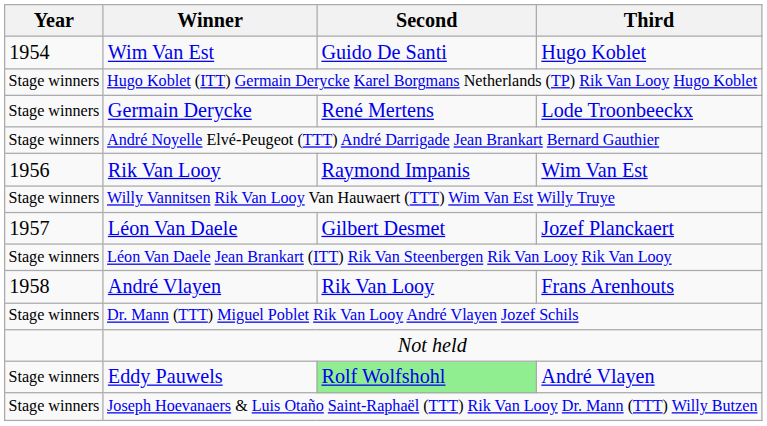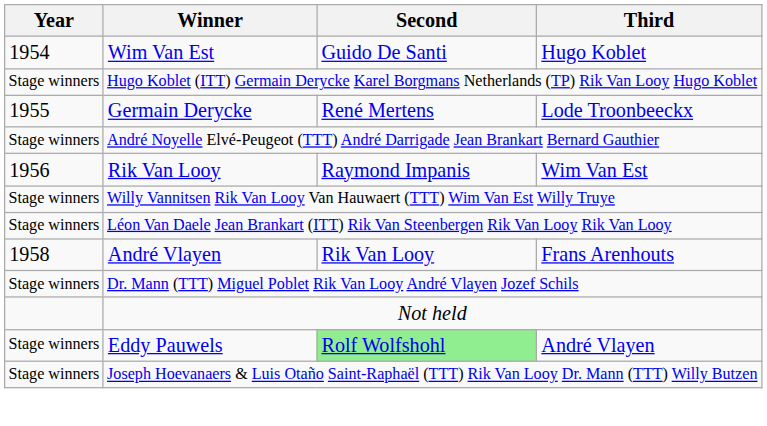(54, 111) Stage winners -> (29, 111) 1955
- row: (173, 228)
